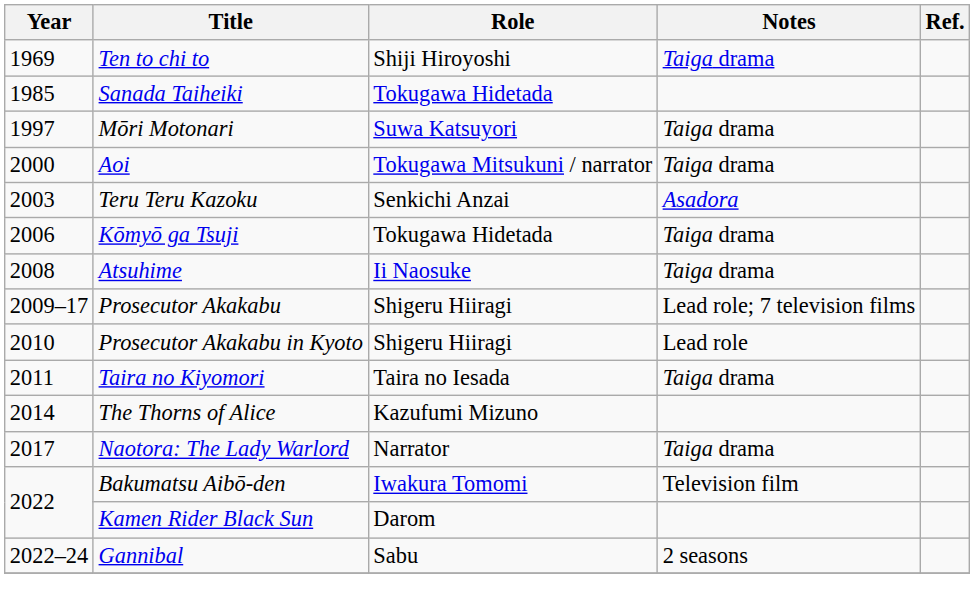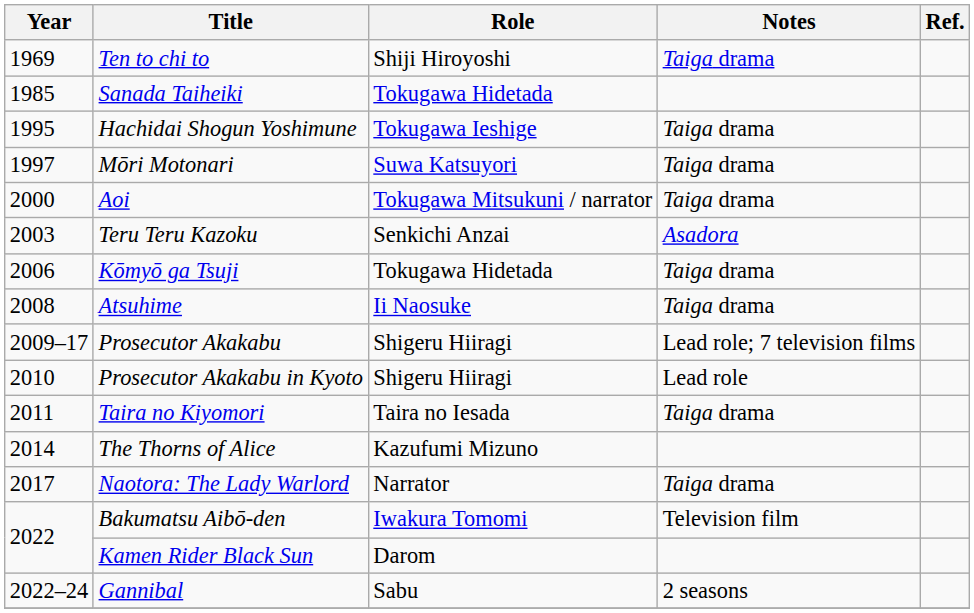+ row: (228, 128)
